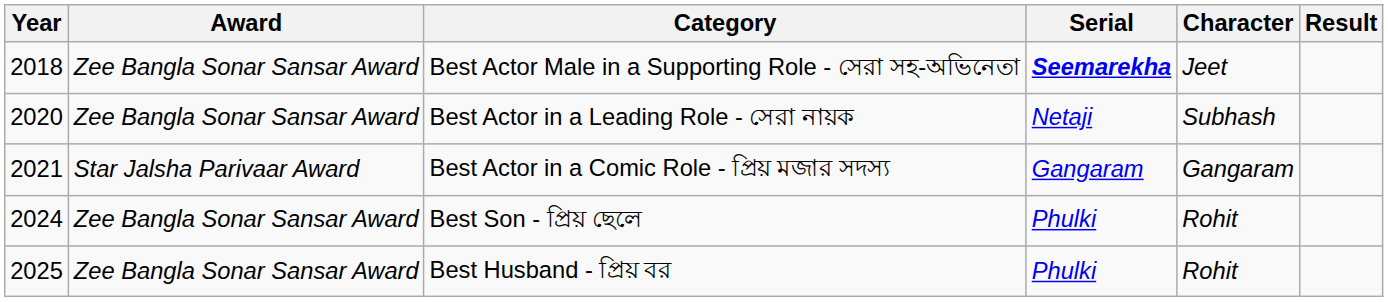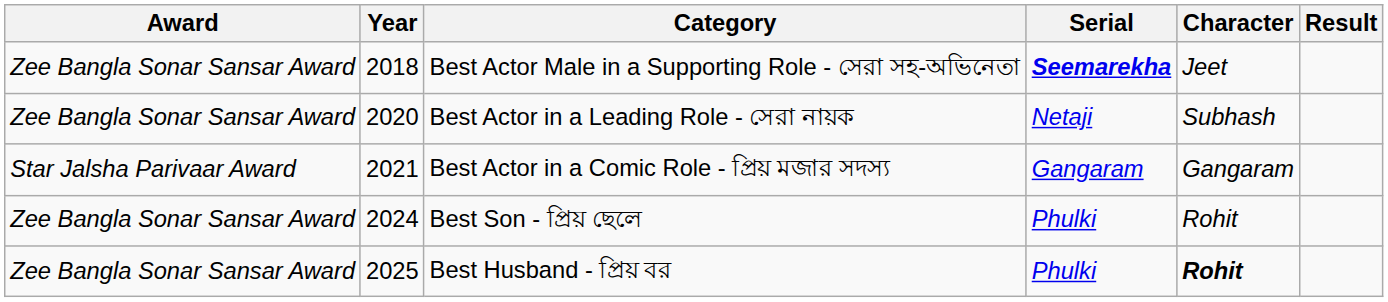columns swapped: (37, 23) <-> (246, 23)
(1210, 270) normal -> (1212, 270) bold
